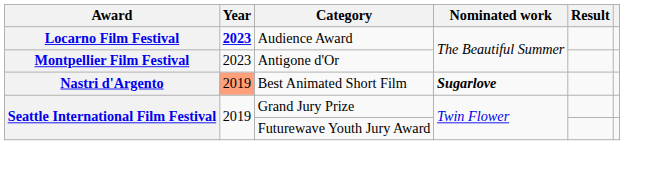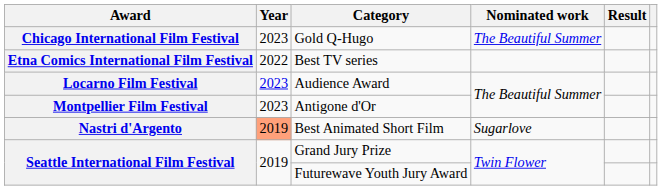+ row: (334, 38)
+ row: (336, 60)
(237, 38) bold -> (274, 83) normal
(467, 83) bold -> (503, 128) normal
